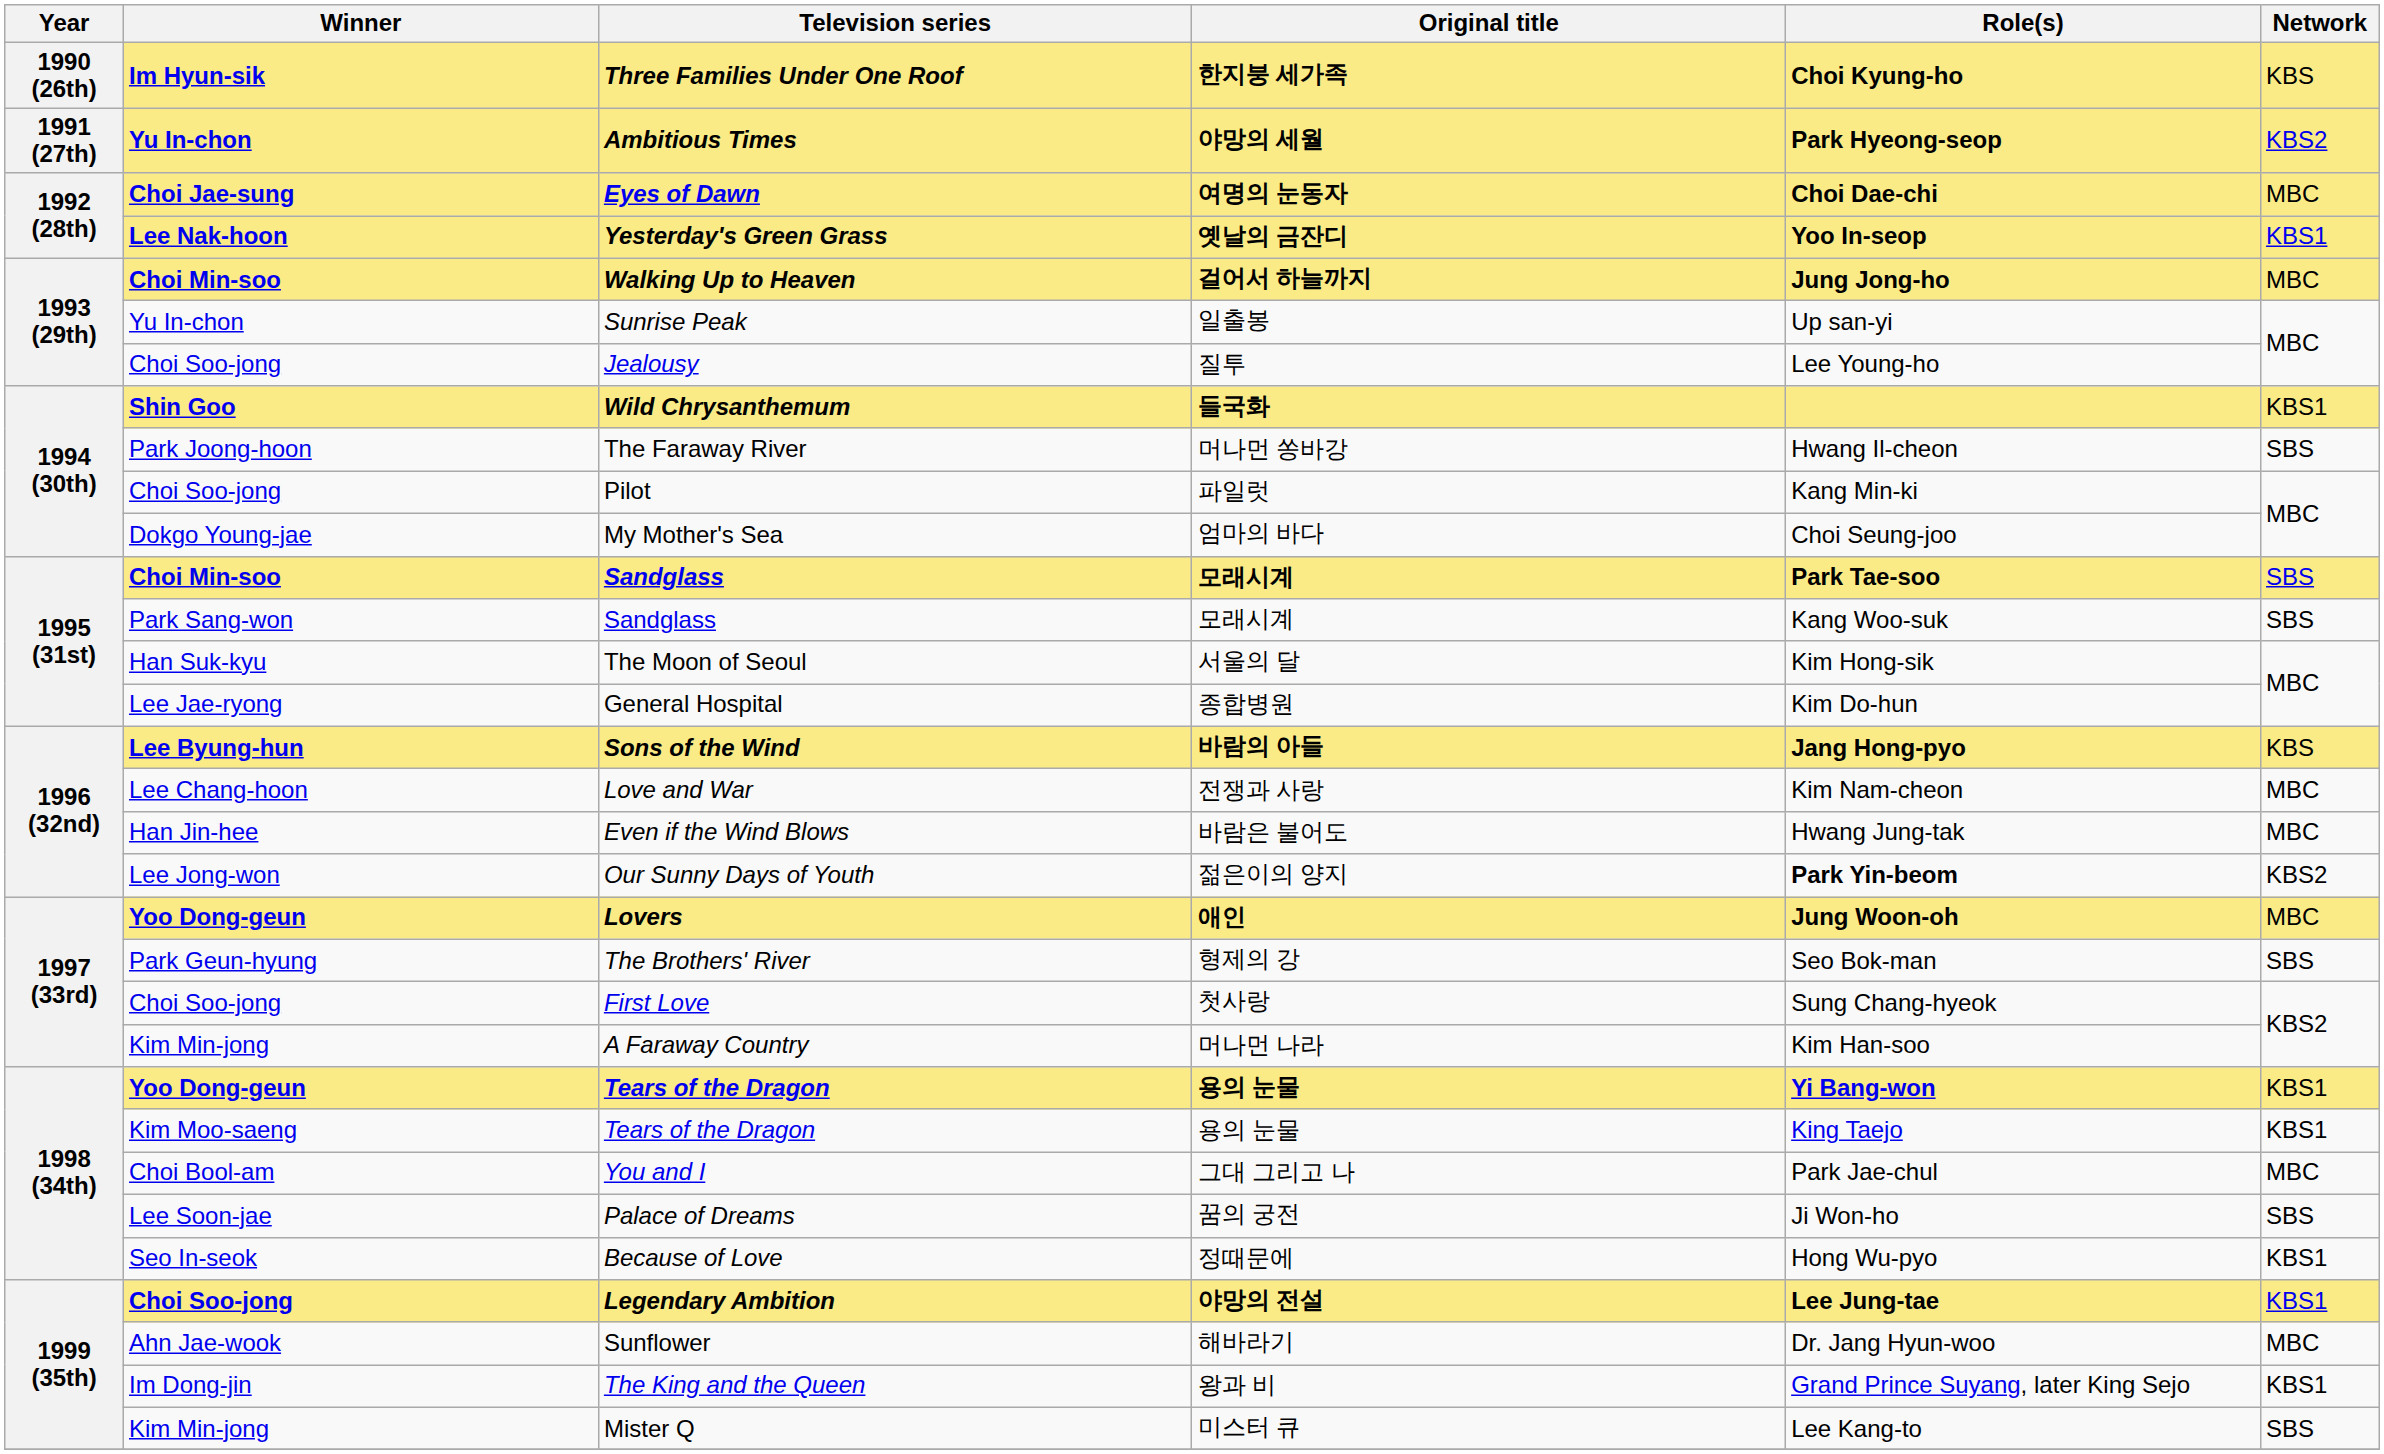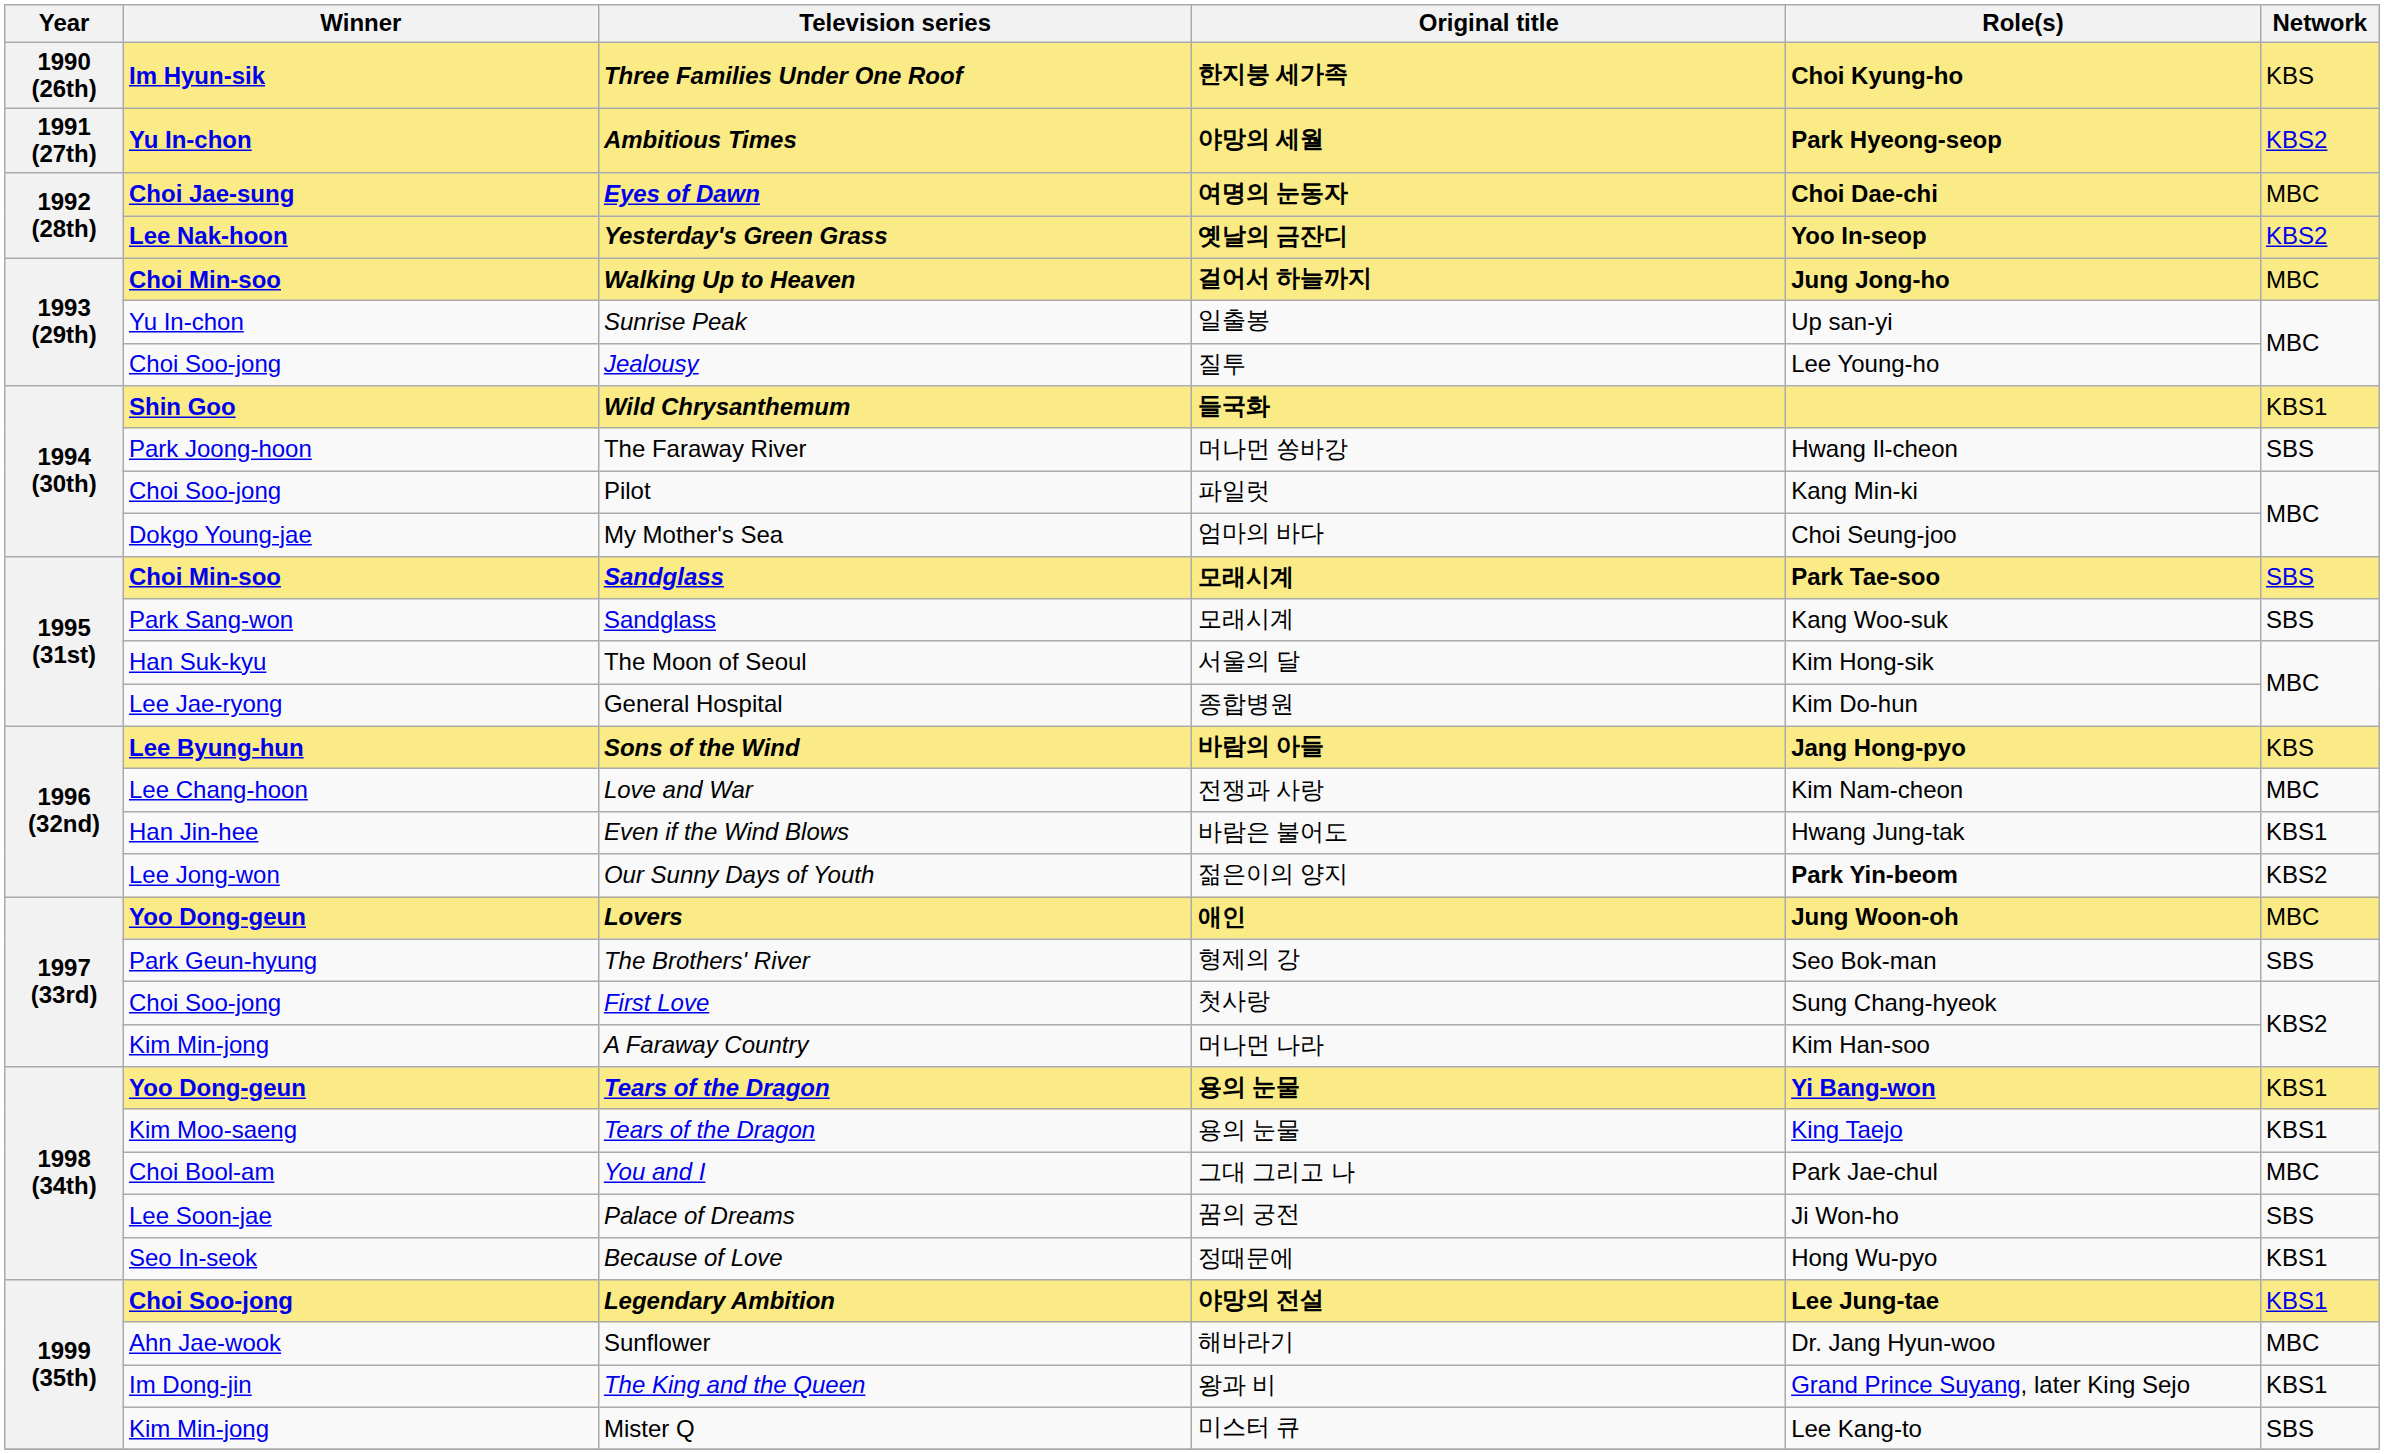(2297, 236) KBS1 -> (2297, 236) KBS2
(2293, 832) MBC -> (2297, 832) KBS1
